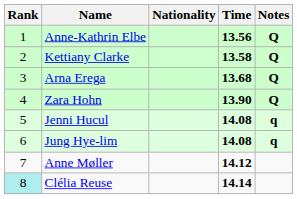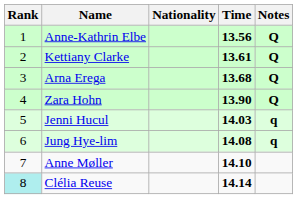(237, 57) 13.58 -> (237, 57) 13.61
(237, 120) 14.08 -> (237, 120) 14.03
(237, 162) 14.12 -> (237, 162) 14.10
